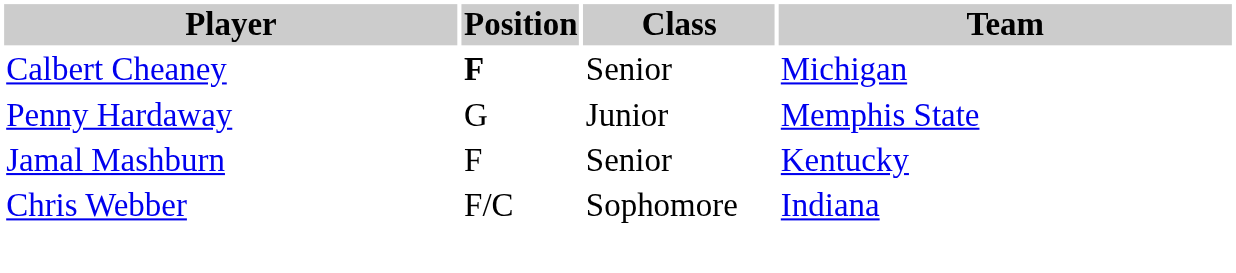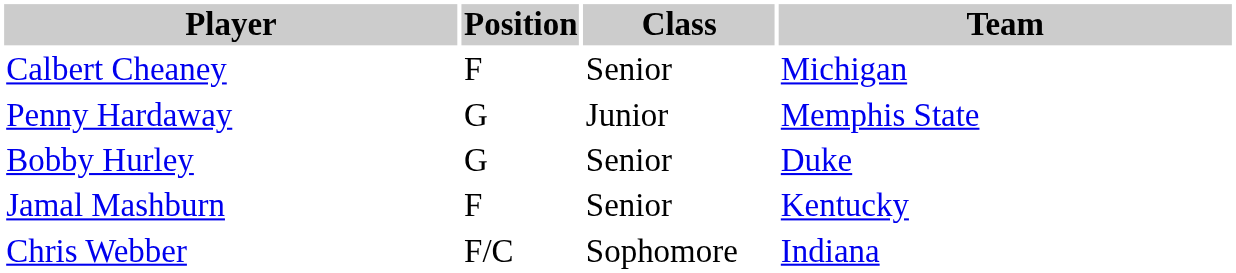(474, 69) bold -> (473, 69) normal
+ row: (100, 160)
